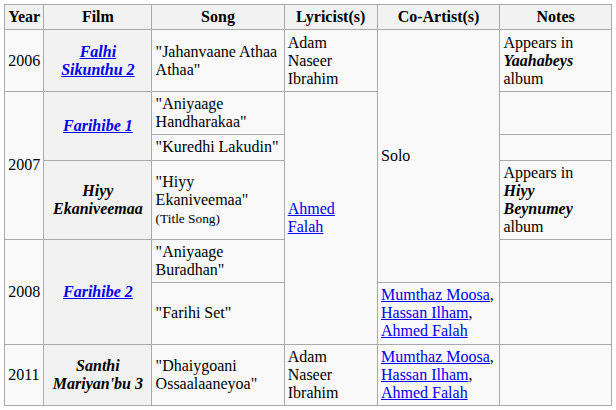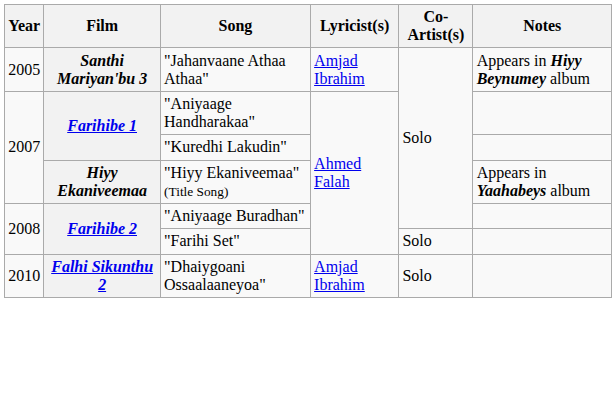(24, 60) 2006 -> (24, 69) 2005
(98, 60) Falhi Sikunthu 2 -> (102, 69) Santhi Mariyan'bu 3
(313, 60) Adam Naseer Ibrahim -> (339, 69) Amjad Ibrahim
(538, 60) Appears in Yaahabeys album -> (533, 69) Appears in Hiyy Beynumey album
(538, 199) Appears in Hiyy Beynumey album -> (533, 181) Appears in Yaahabeys album
(437, 313) Mumthaz Moosa, Hassan Ilham, Ahmed Falah -> (417, 241) Solo
(24, 374) 2011 -> (24, 275) 2010
(98, 374) Santhi Mariyan'bu 3 -> (102, 275) Falhi Sikunthu 2
(313, 374) Adam Naseer Ibrahim -> (339, 275) Amjad Ibrahim
(437, 374) Mumthaz Moosa, Hassan Ilham, Ahmed Falah -> (417, 275) Solo
